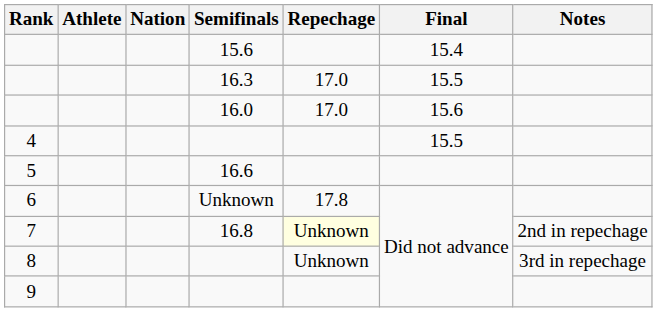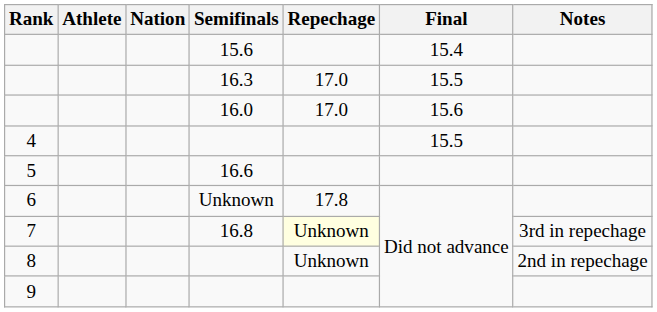(583, 230) 2nd in repechage -> (583, 230) 3rd in repechage
(583, 261) 3rd in repechage -> (583, 261) 2nd in repechage
